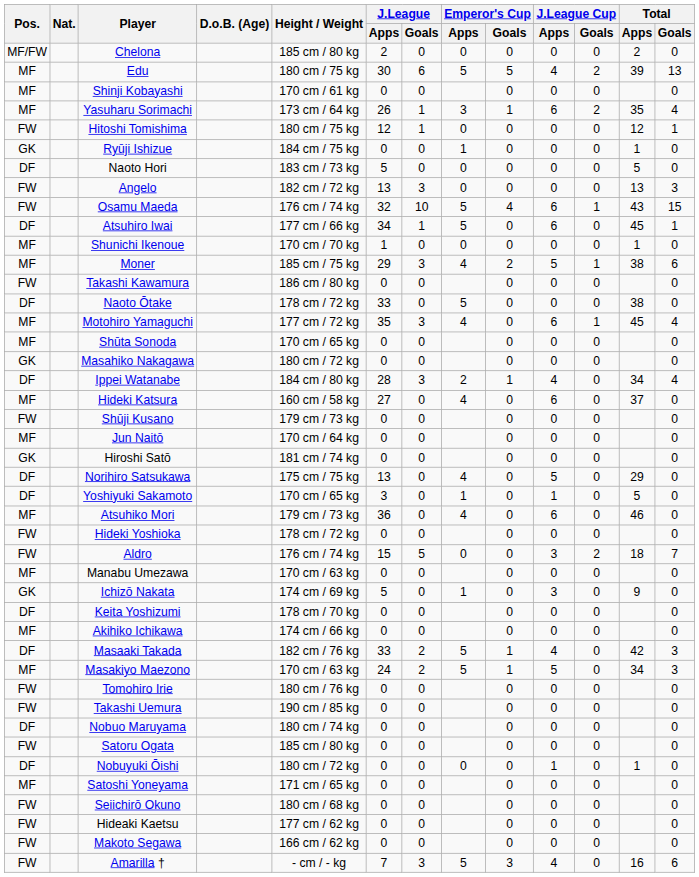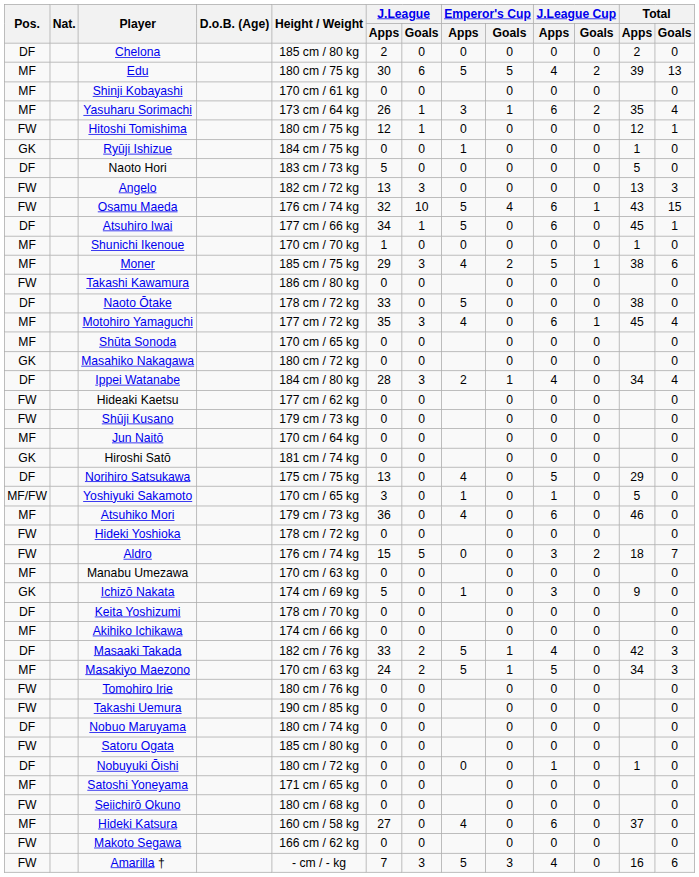(27, 52) MF/FW -> (27, 52) DF
rows swapped: (138, 399) <-> (138, 824)
(27, 496) DF -> (27, 496) MF/FW
